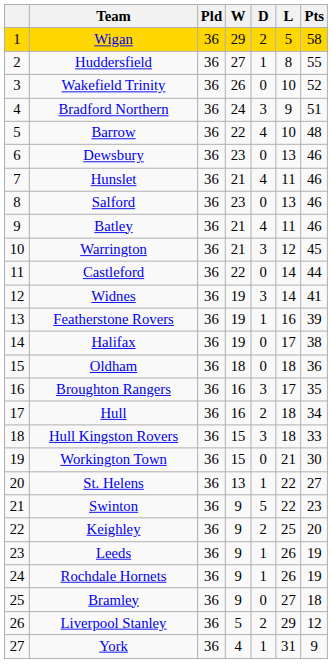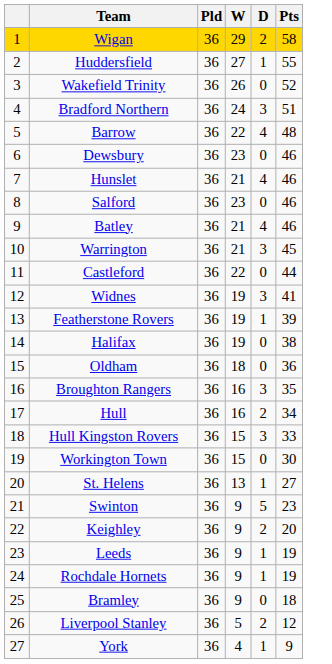- column: (288, 16)
